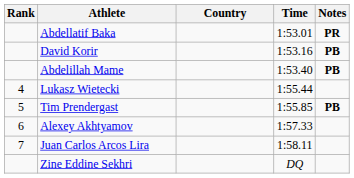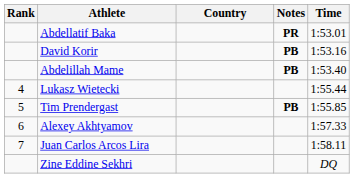columns swapped: (295, 13) <-> (332, 13)
